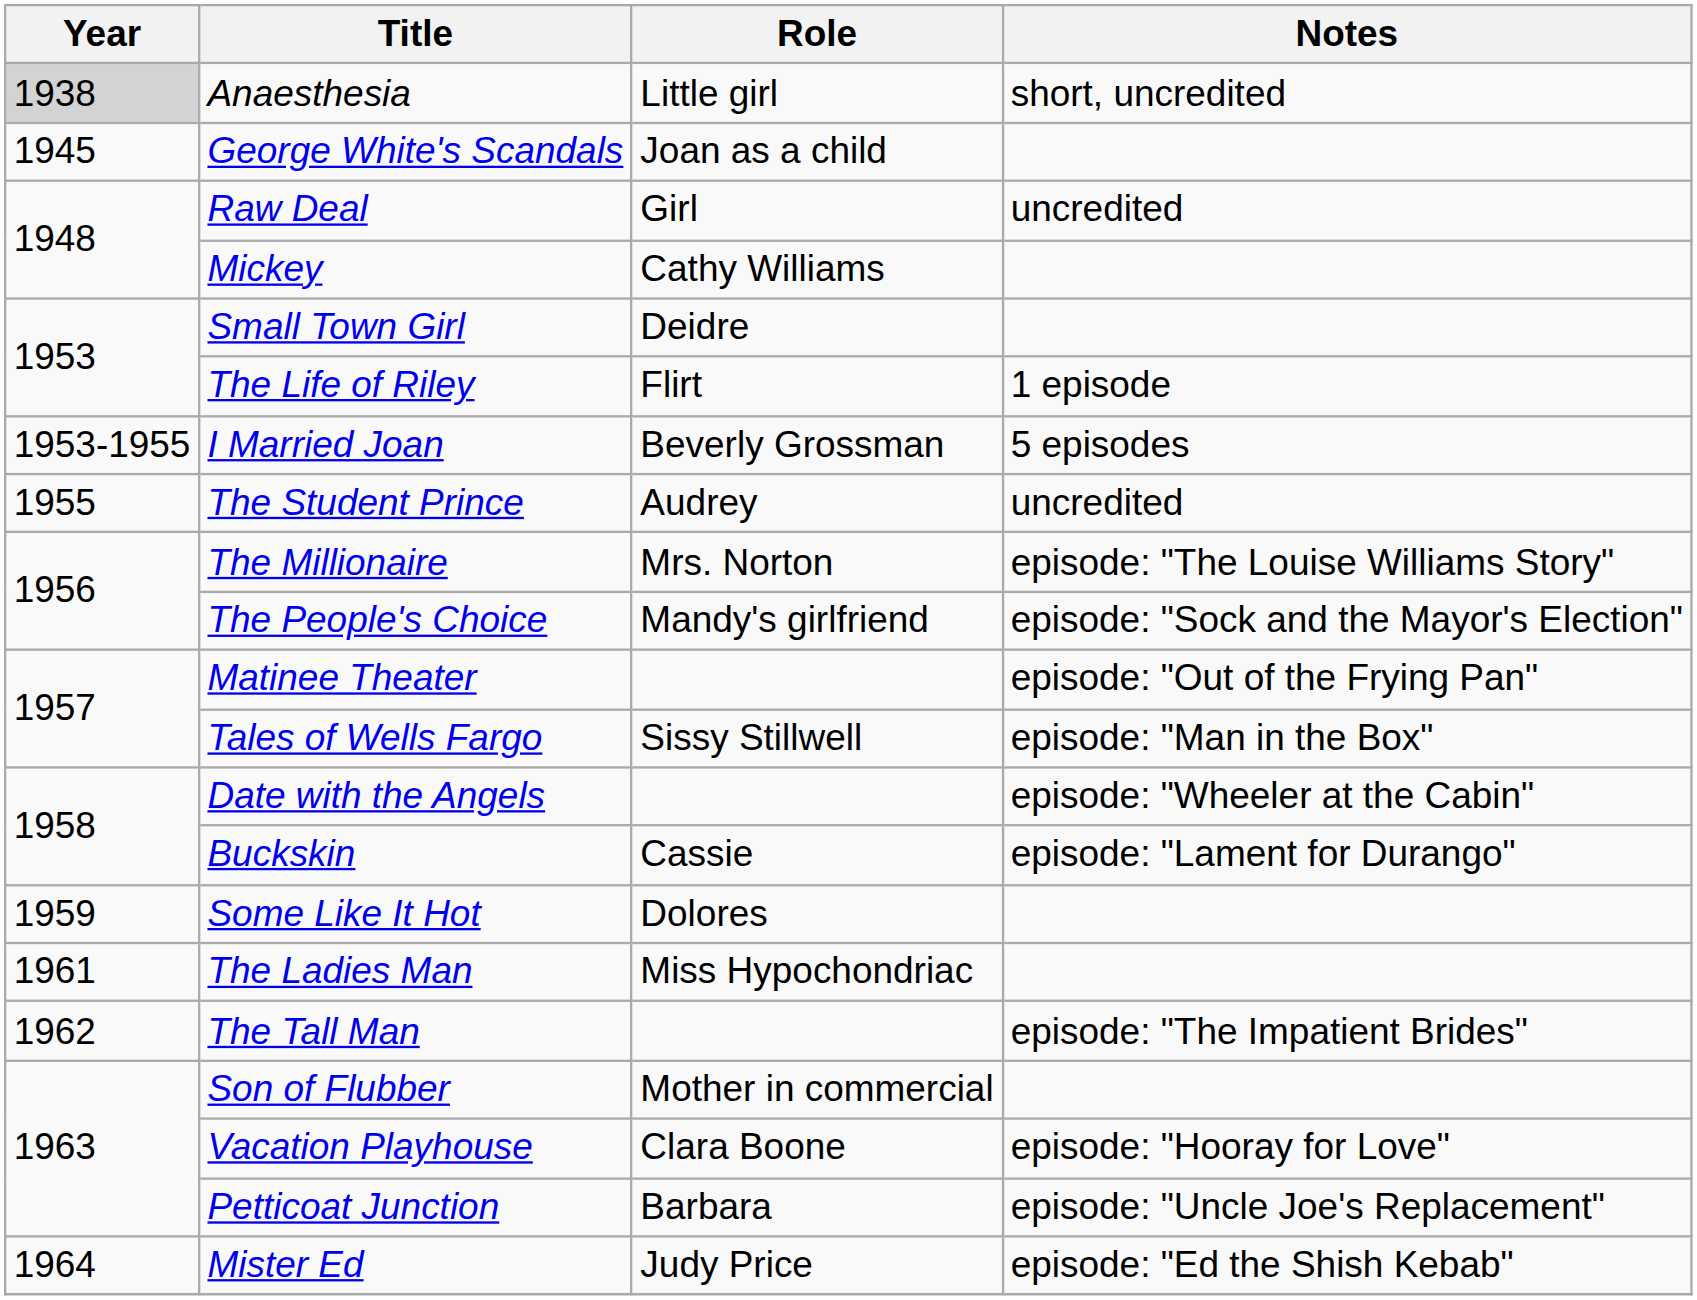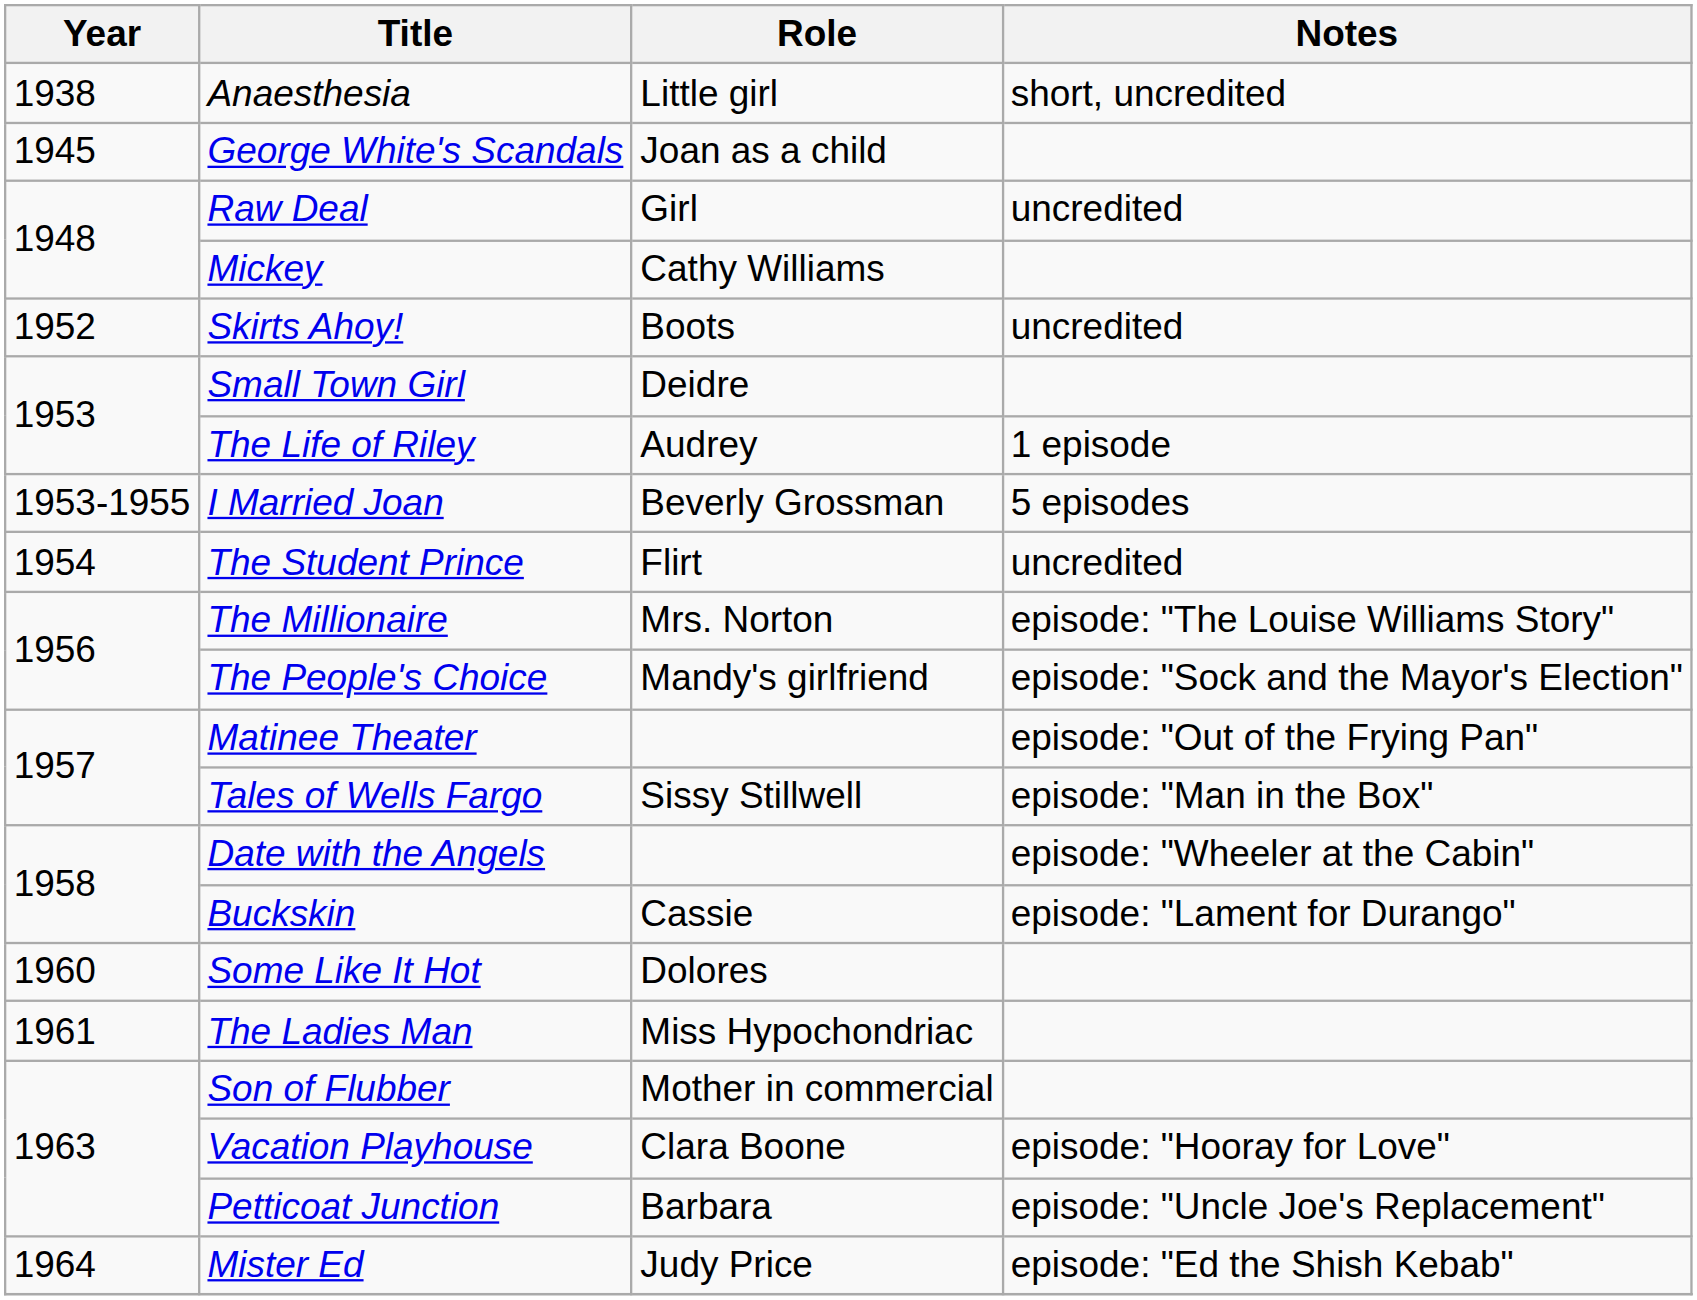(55, 92) lightgrey background -> (55, 92) no background
+ row: (305, 326)
(671, 385) Flirt -> (699, 444) Audrey
(55, 502) 1955 -> (55, 561) 1954
(699, 502) Audrey -> (671, 561) Flirt
(55, 913) 1959 -> (55, 971) 1960
- row: (314, 1030)
